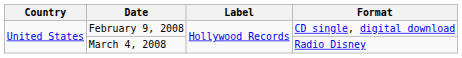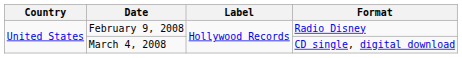(375, 29) CD single, digital download -> (330, 29) Radio Disney
(330, 45) Radio Disney -> (375, 45) CD single, digital download
